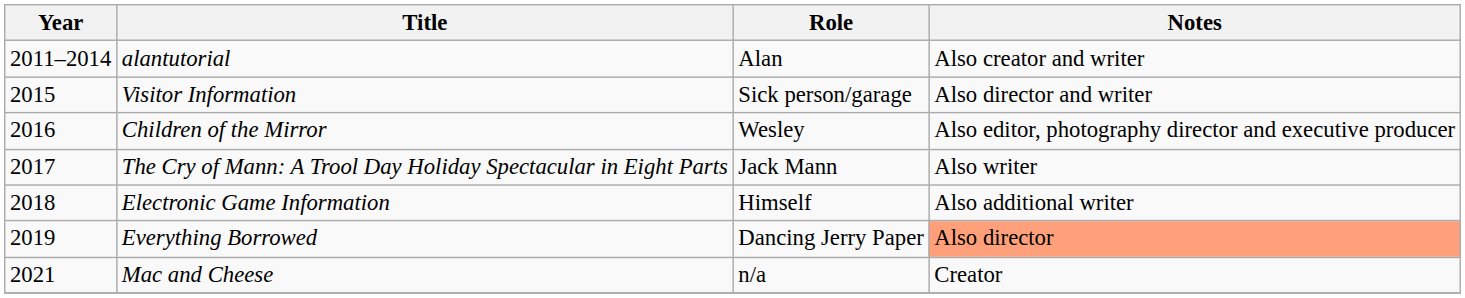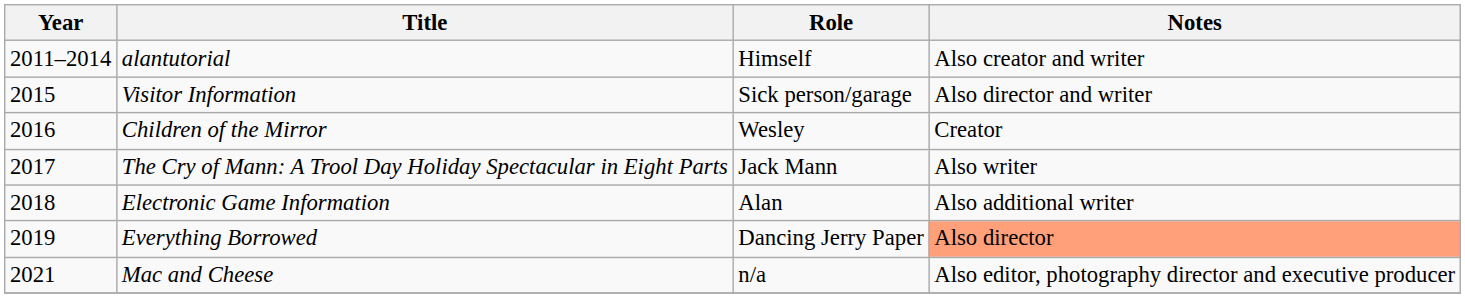(760, 58) Alan -> (775, 58) Himself
(1195, 130) Also editor, photography director and executive producer -> (968, 130) Creator
(775, 202) Himself -> (760, 202) Alan
(968, 274) Creator -> (1195, 274) Also editor, photography director and executive producer
